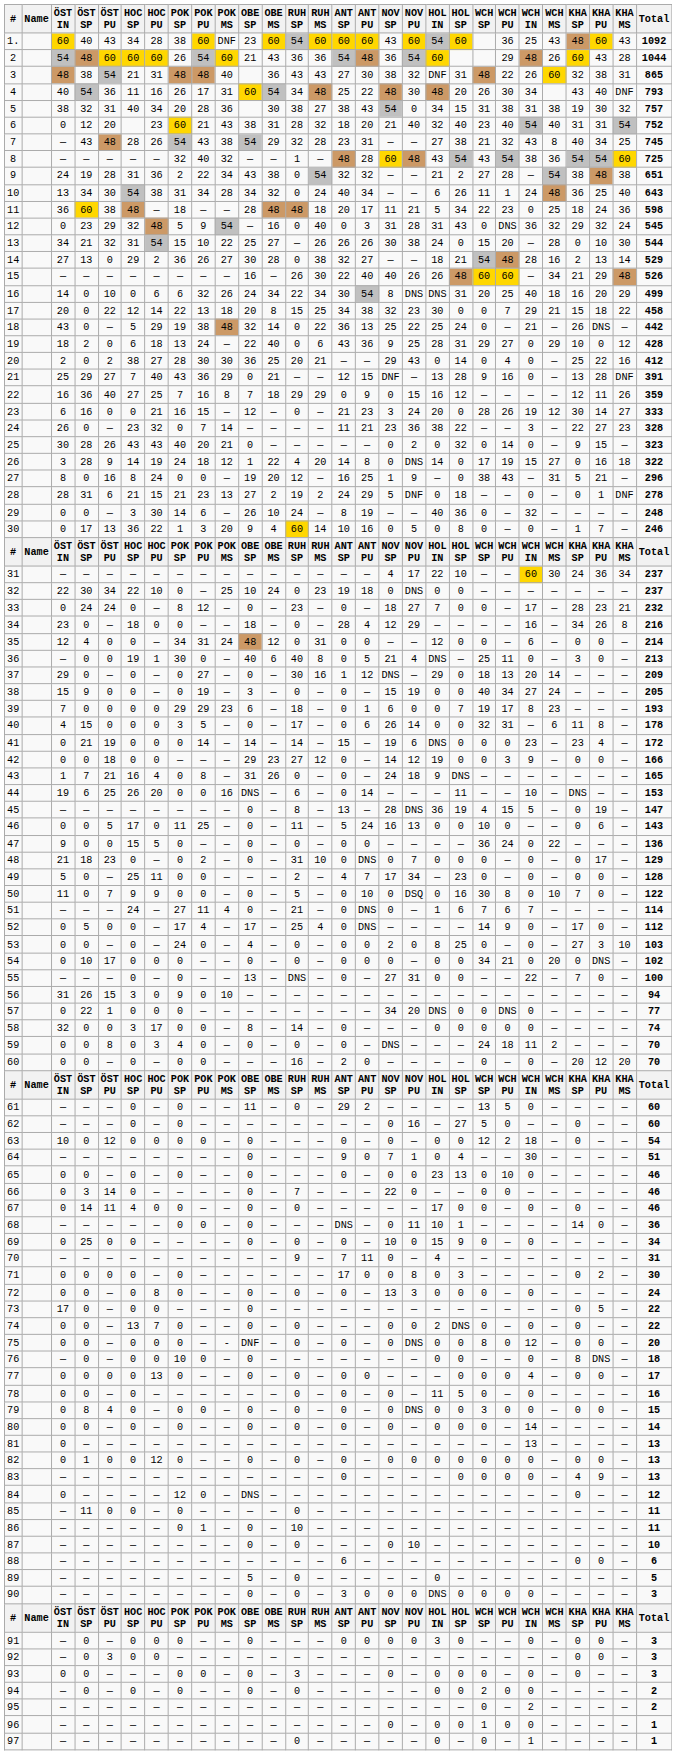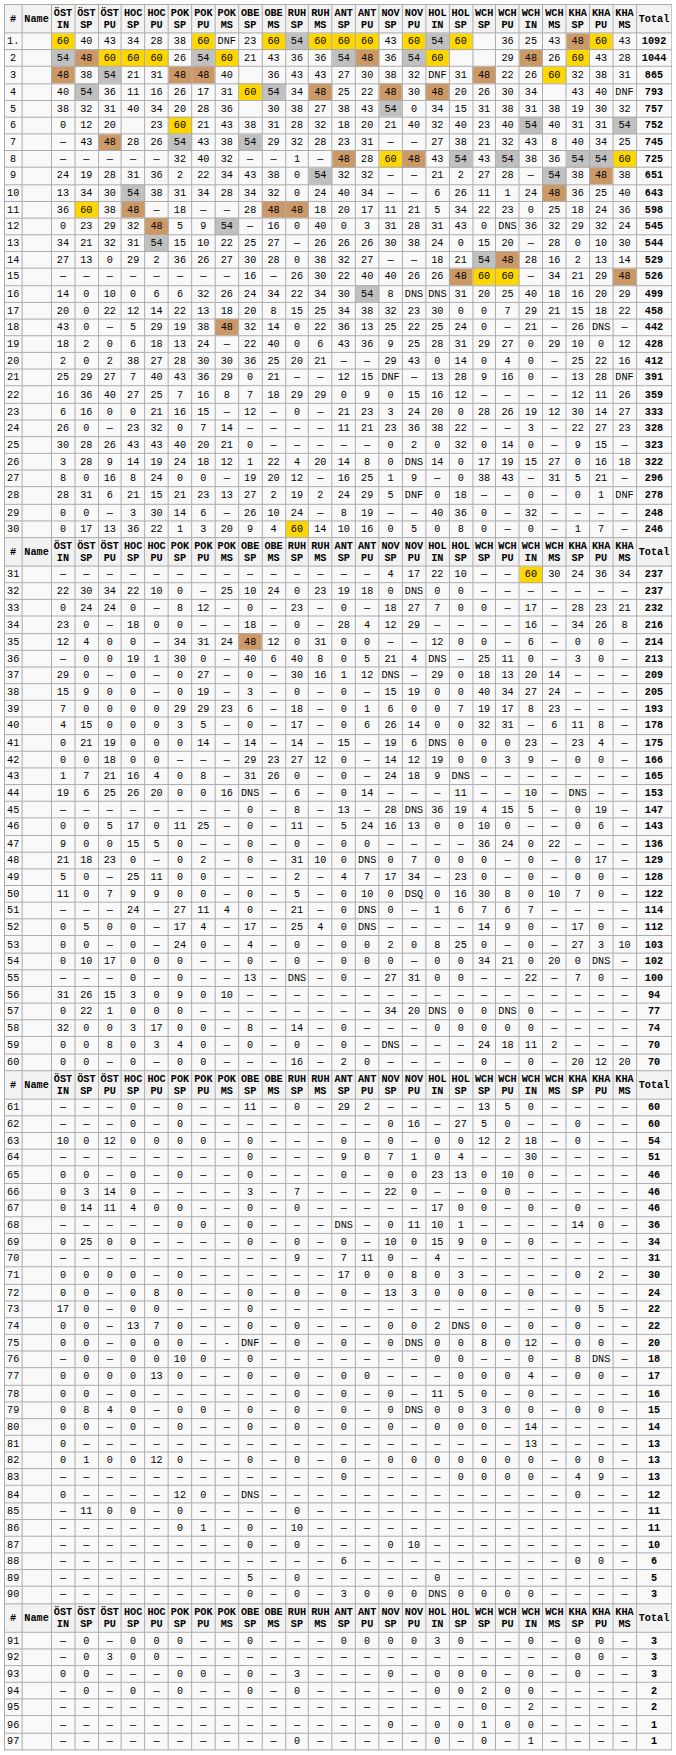(654, 743) 172 -> (654, 743) 175
(250, 1192) 0 -> (250, 1192) 3
